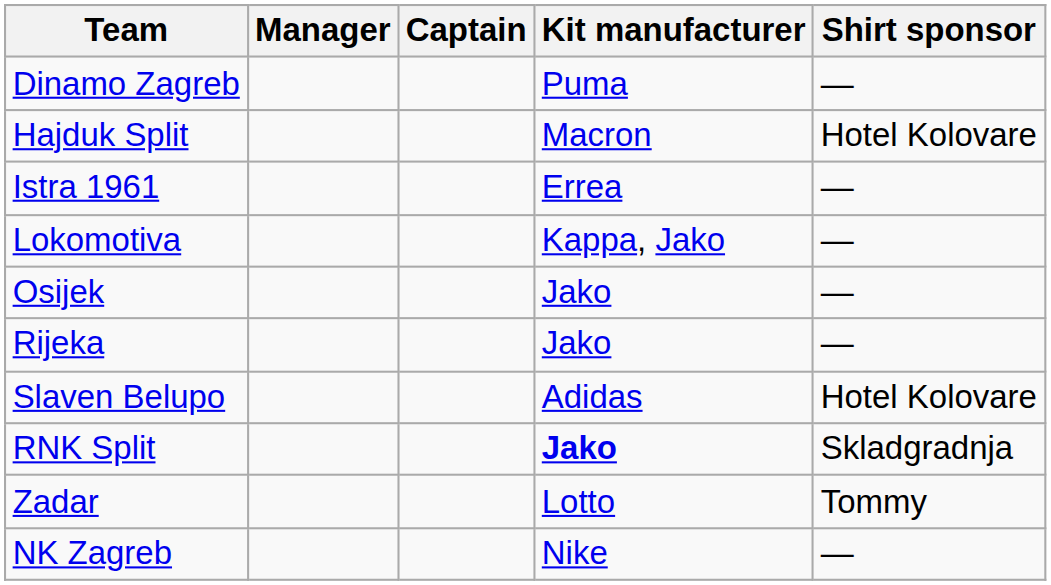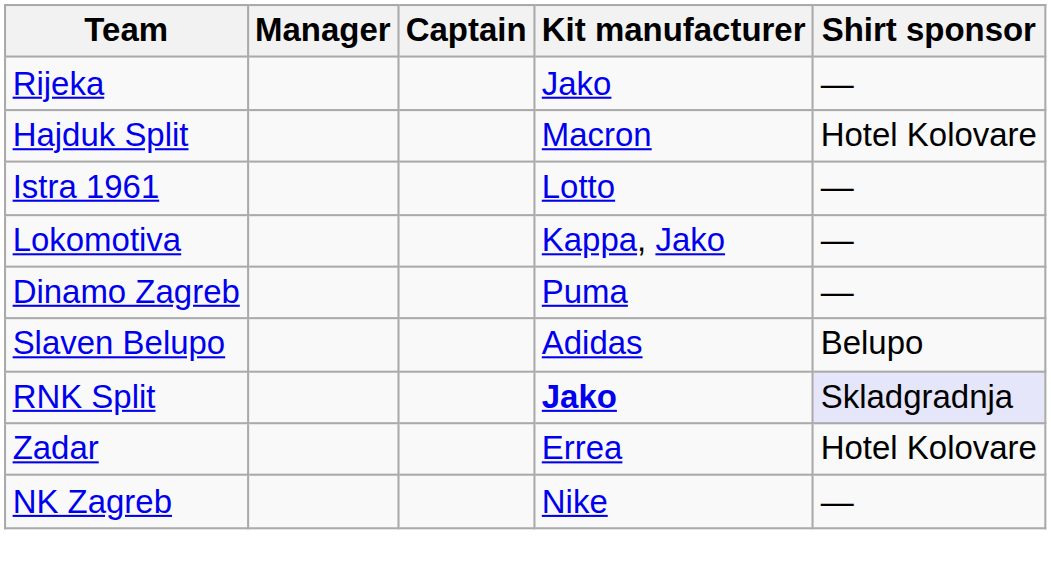rows swapped: (126, 82) <-> (58, 344)
(582, 187) Errea -> (578, 187) Lotto
- row: (58, 291)
(929, 396) Hotel Kolovare -> (872, 344) Belupo
(917, 448) no background -> (917, 396) lavender background
(578, 501) Lotto -> (582, 448) Errea
(874, 501) Tommy -> (929, 448) Hotel Kolovare
